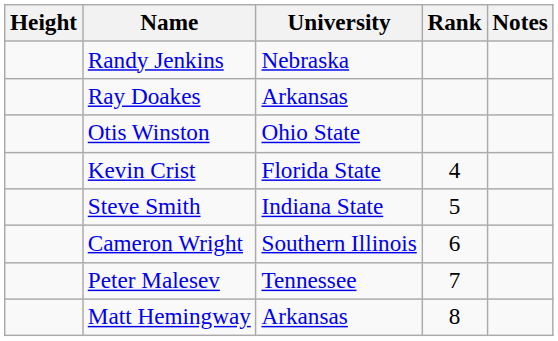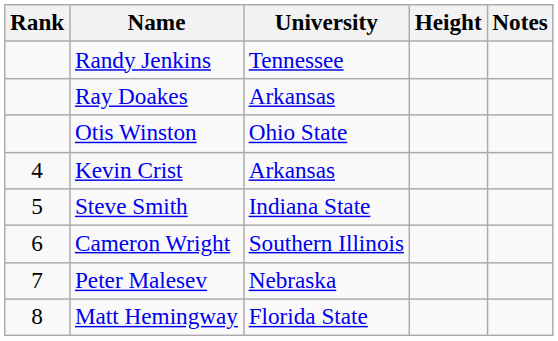columns swapped: (455, 22) <-> (44, 22)
(305, 59) Nebraska -> (296, 59) Tennessee
(321, 170) Florida State -> (292, 170) Arkansas
(309, 280) Tennessee -> (292, 280) Nebraska
(305, 317) Arkansas -> (308, 317) Florida State
